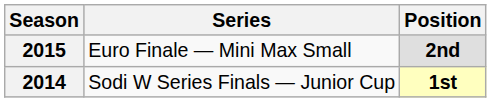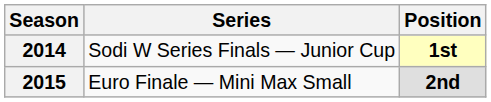rows swapped: (44, 81) <-> (44, 51)
